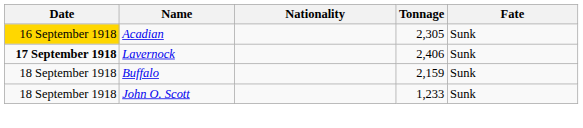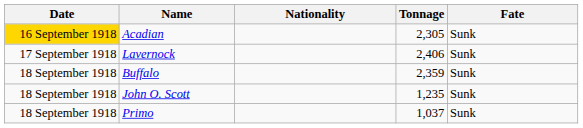(66, 53) bold -> (68, 53) normal
(430, 73) 2,159 -> (430, 73) 2,359
(430, 93) 1,233 -> (430, 93) 1,235
+ row: (138, 113)
